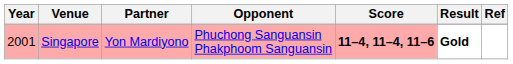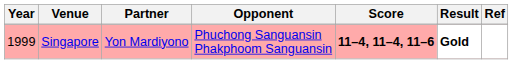(21, 41) 2001 -> (21, 41) 1999
